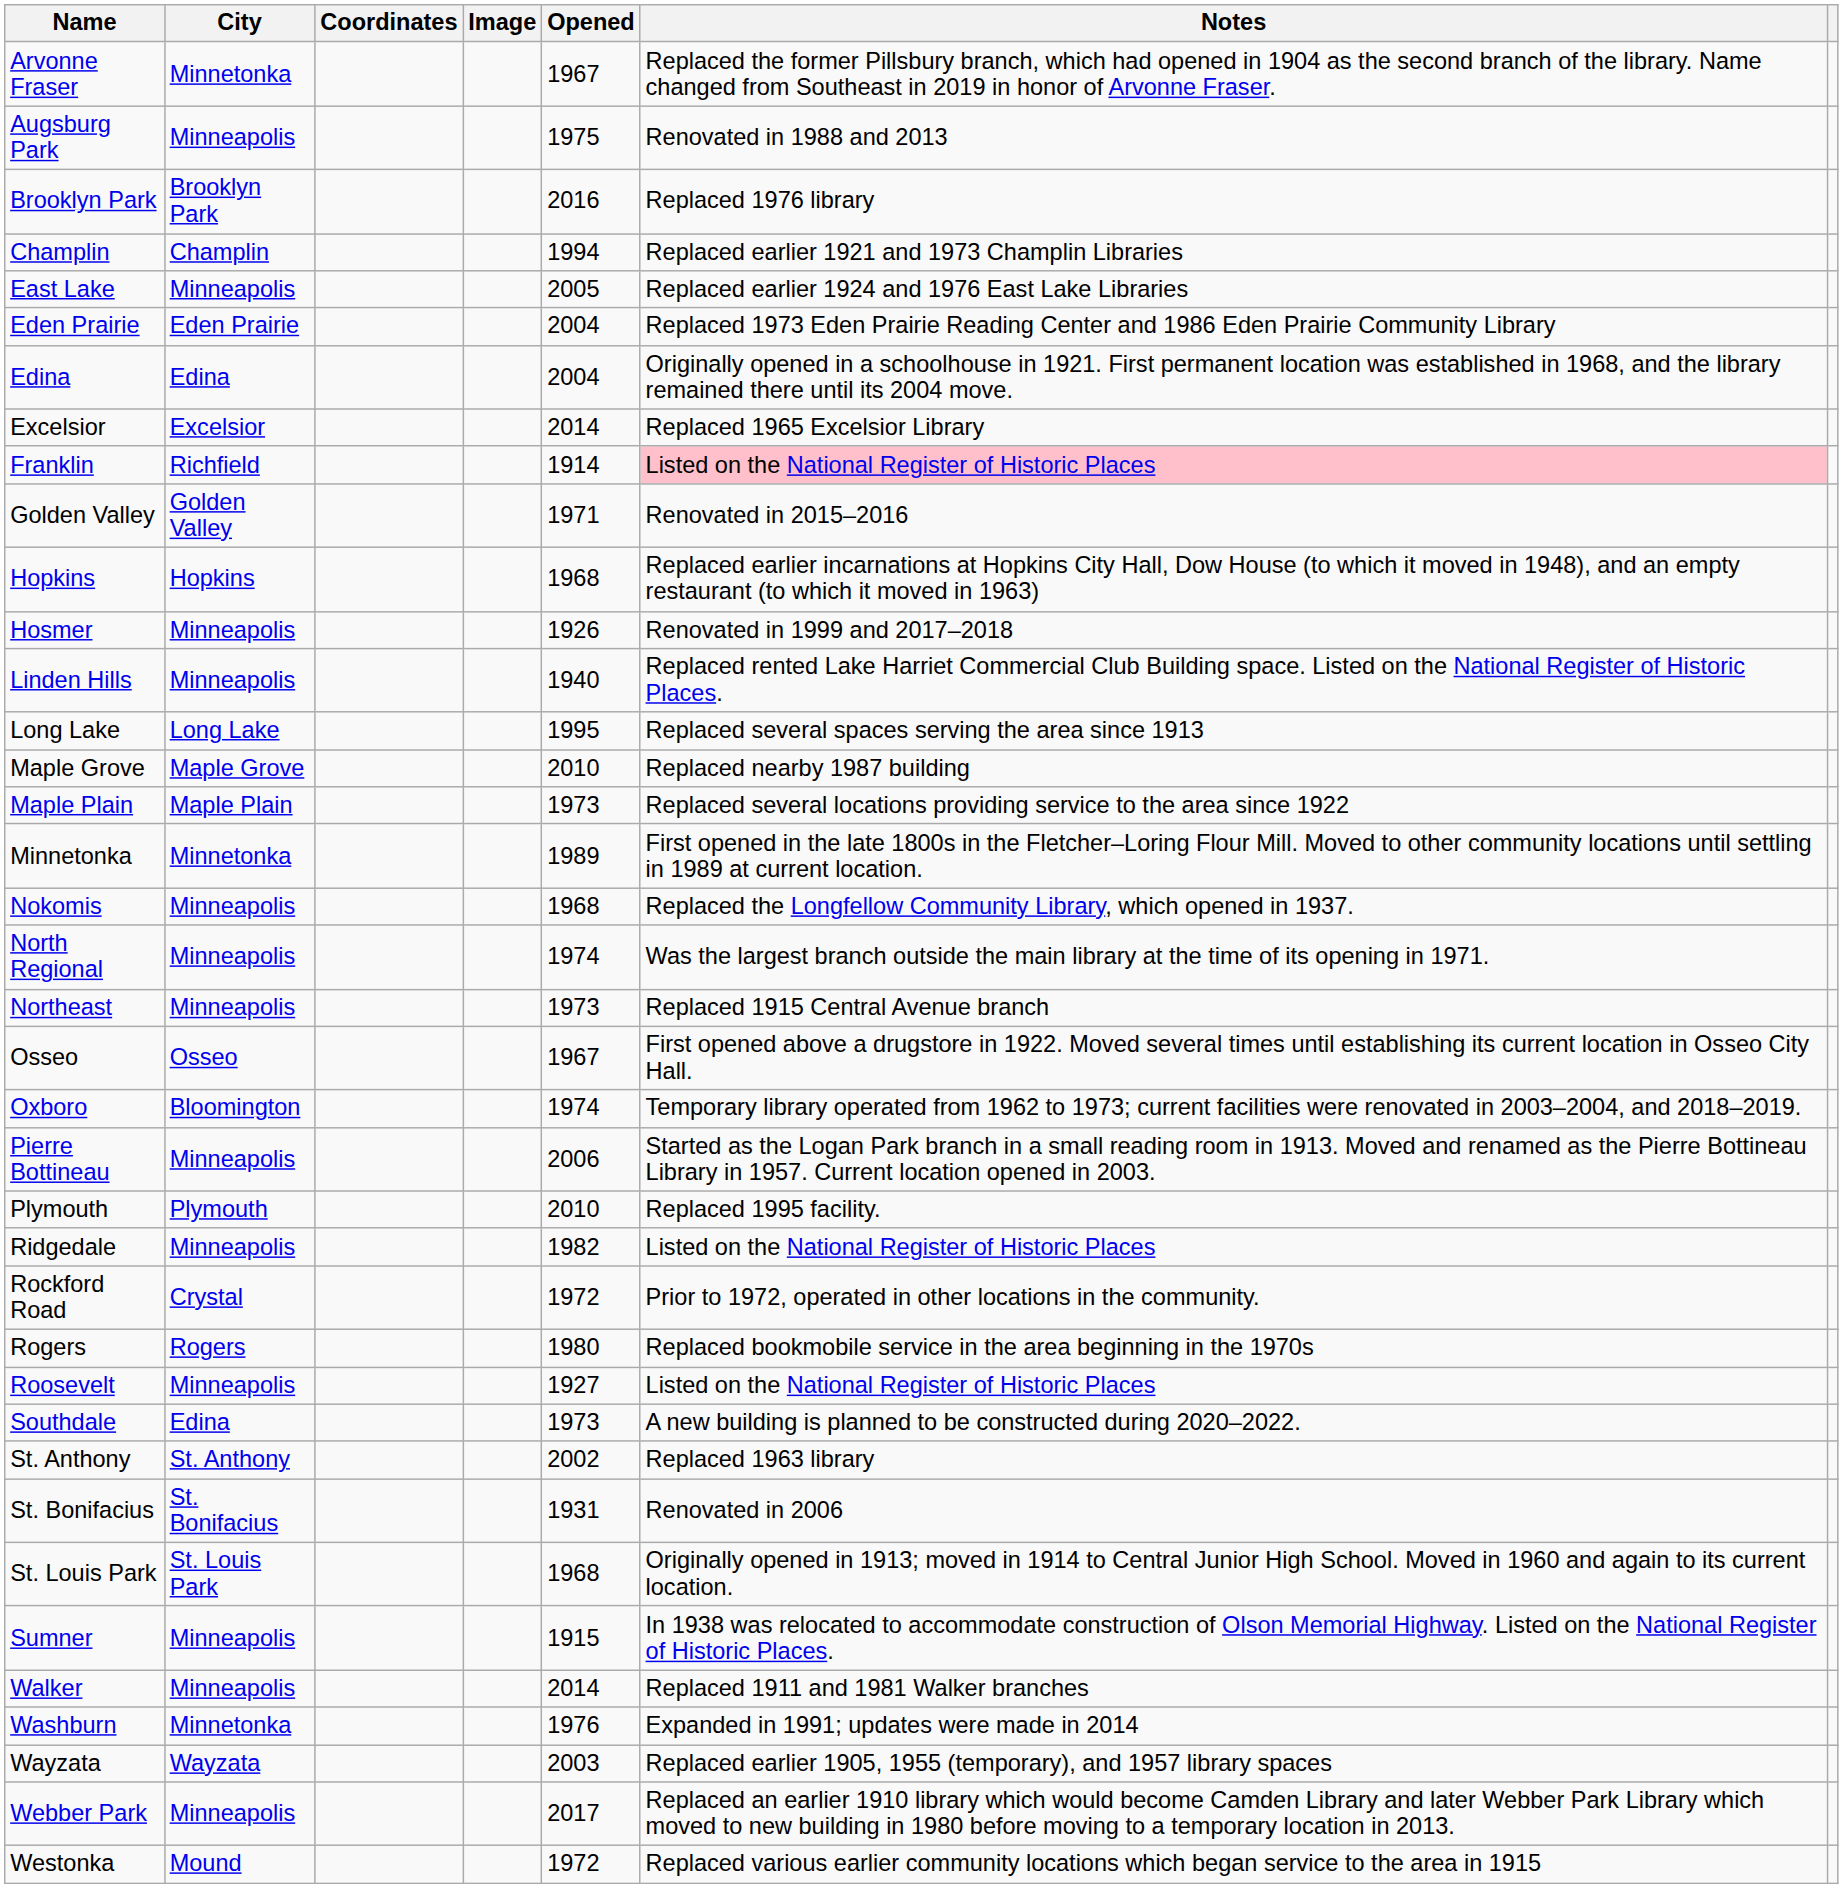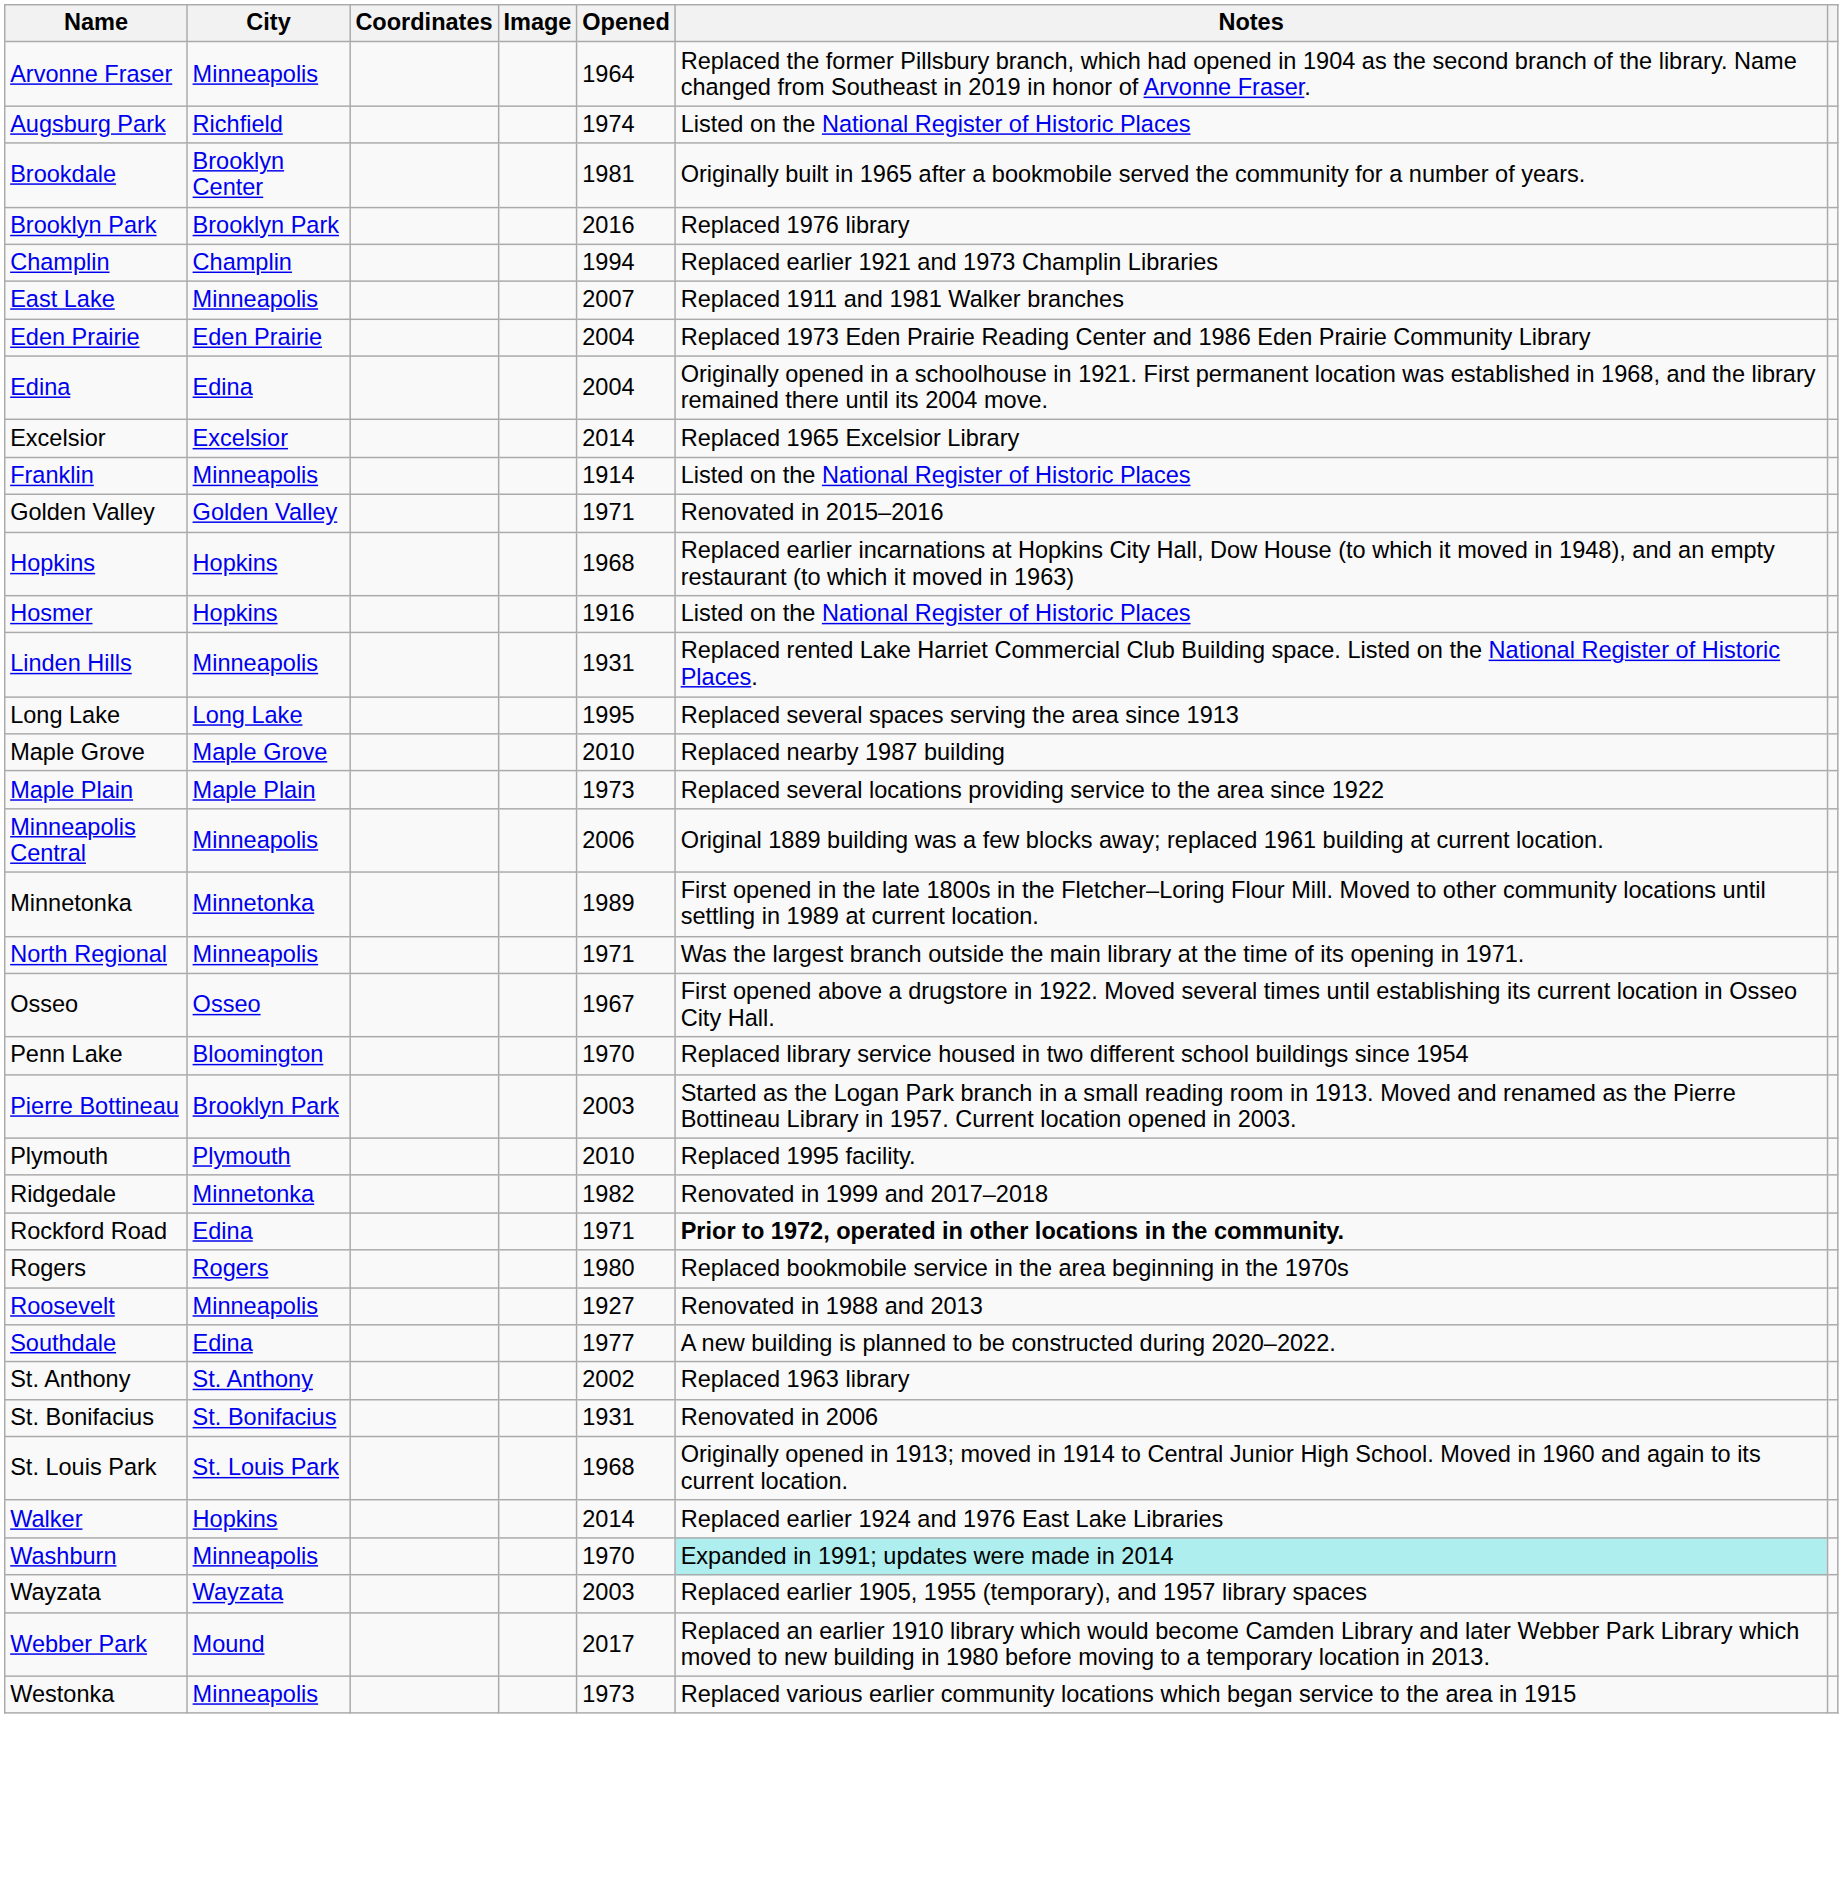(230, 73) Minnetonka -> (255, 73) Minneapolis
(573, 73) 1967 -> (608, 73) 1964
(232, 137) Minneapolis -> (238, 124) Richfield
(573, 137) 1975 -> (608, 124) 1974
(797, 137) Renovated in 1988 and 2013 -> (936, 124) Listed on the National Register of Historic Places
+ row: (63, 174)
(573, 289) 2005 -> (608, 299) 2007
(917, 289) Replaced earlier 1924 and 1976 East Lake Libraries -> (902, 299) Replaced 1911 and 1981 Walker branches
(215, 464) Richfield -> (255, 475) Minneapolis
(900, 464) pink background -> (936, 475) no background
(232, 629) Minneapolis -> (235, 613) Hopkins
(573, 629) 1926 -> (608, 613) 1916
(829, 629) Renovated in 1999 and 2017–2018 -> (936, 613) Listed on the National Register of Historic Places
(573, 680) 1940 -> (608, 664) 1931
+ row: (73, 840)
- row: (56, 906)
(573, 956) 1974 -> (608, 954) 1971
- row: (61, 1007)
- row: (49, 1108)
+ row: (66, 1055)
(232, 1158) Minneapolis -> (266, 1105) Brooklyn Park
(573, 1158) 2006 -> (608, 1105) 2003
(232, 1246) Minneapolis -> (253, 1193) Minnetonka
(900, 1246) Listed on the National Register of Historic Places -> (864, 1193) Renovated in 1999 and 2017–2018
(206, 1297) Crystal -> (223, 1231) Edina
(573, 1297) 1972 -> (608, 1231) 1971
(953, 1297) normal -> (1012, 1231) bold
(900, 1385) Listed on the National Register of Historic Places -> (832, 1305) Renovated in 1988 and 2013
(573, 1422) 1973 -> (608, 1343) 1977
- row: (51, 1637)
(232, 1688) Minneapolis -> (235, 1518) Hopkins
(867, 1688) Replaced 1911 and 1981 Walker branches -> (952, 1518) Replaced earlier 1924 and 1976 East Lake Libraries
(230, 1725) Minnetonka -> (255, 1555) Minneapolis
(573, 1725) 1976 -> (608, 1555) 1970
(892, 1725) no background -> (927, 1555) paleturquoise background
(232, 1813) Minneapolis -> (229, 1643) Mound
(206, 1863) Mound -> (255, 1694) Minneapolis
(573, 1863) 1972 -> (608, 1694) 1973
